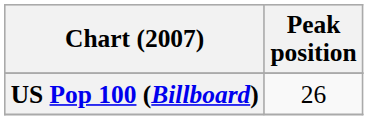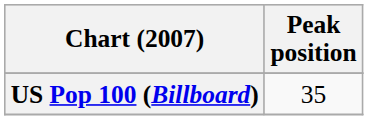(314, 93) 26 -> (314, 93) 35
